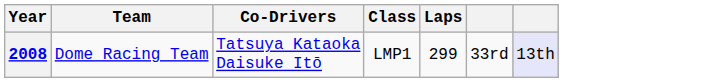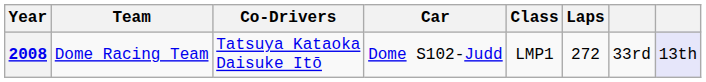+ column: (435, 18)
(443, 54) 299 -> (585, 54) 272
